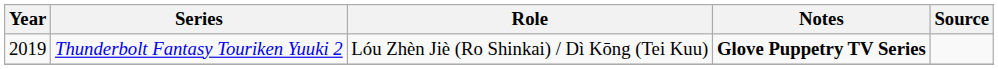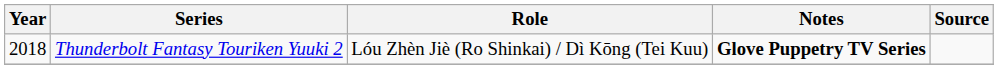(28, 49) 2019 -> (28, 49) 2018
